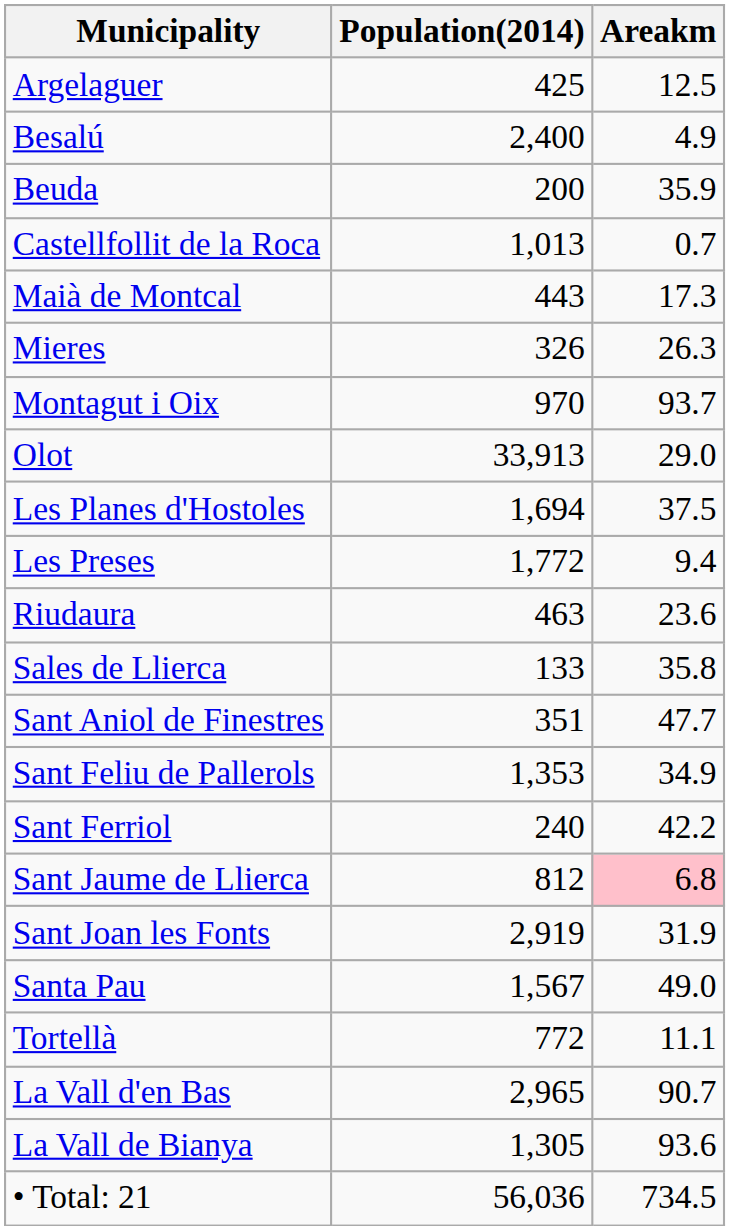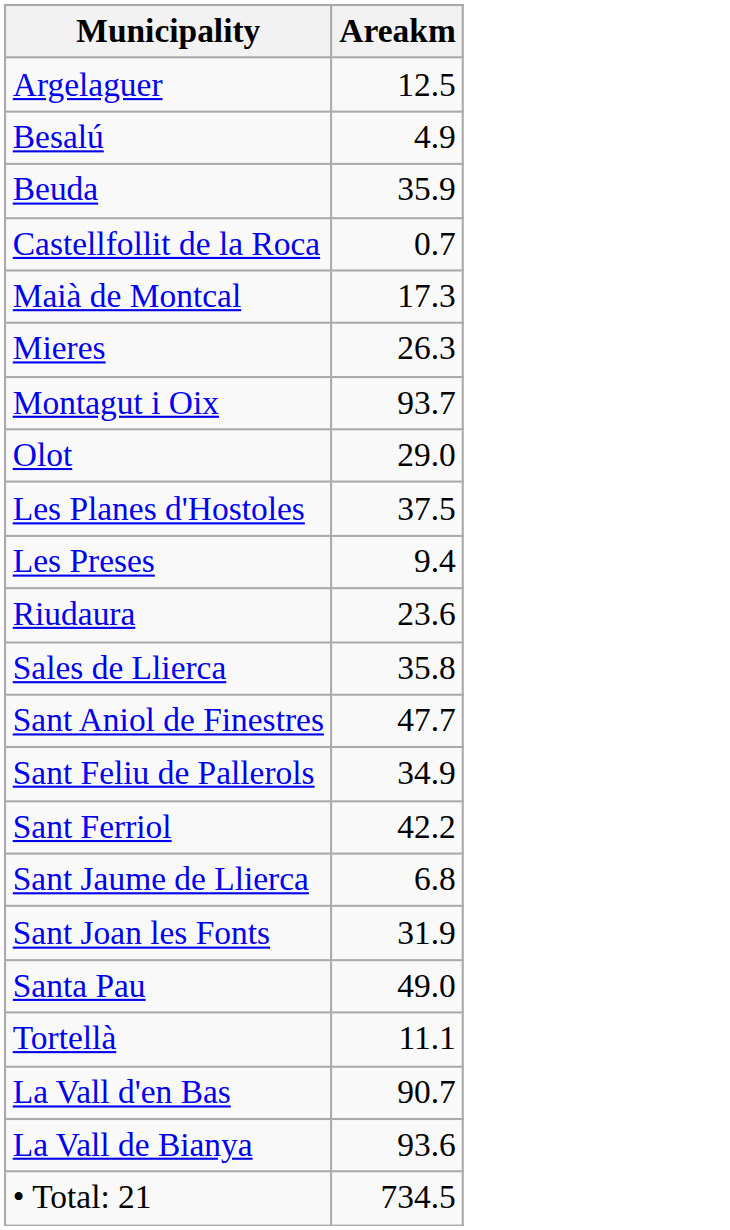- column: (462, 31)
(696, 879) pink background -> (435, 879) no background
